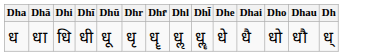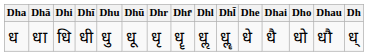+ column: (109, 13)
